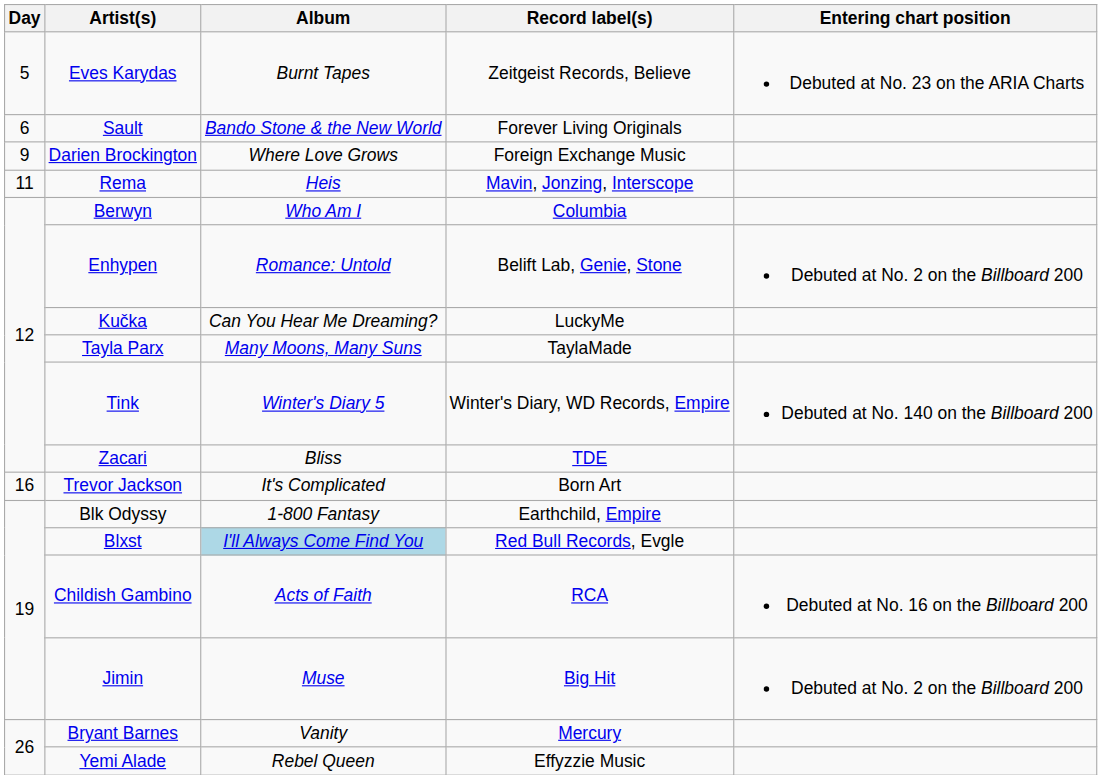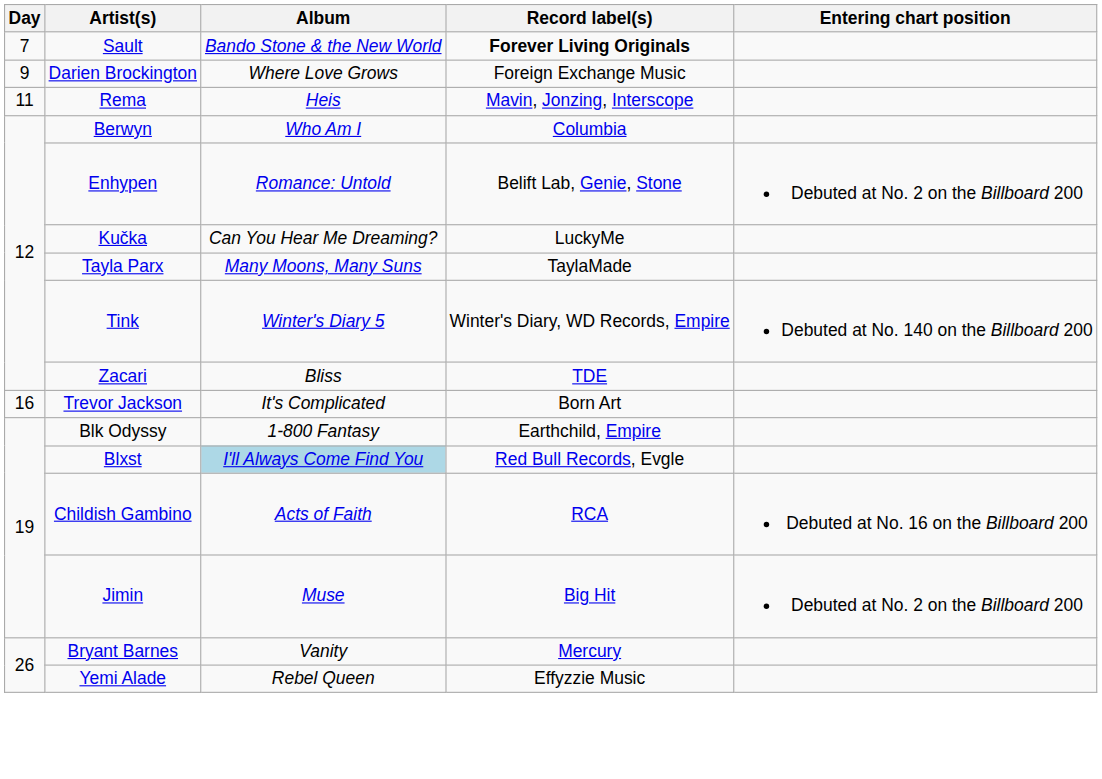- row: (123, 73)
(25, 128) 6 -> (25, 45) 7
(590, 128) normal -> (590, 45) bold
